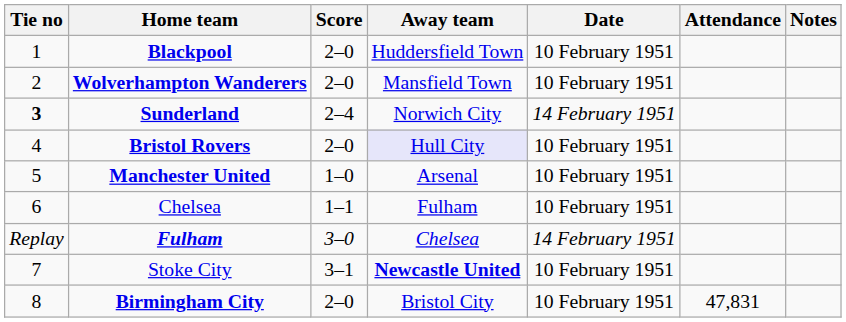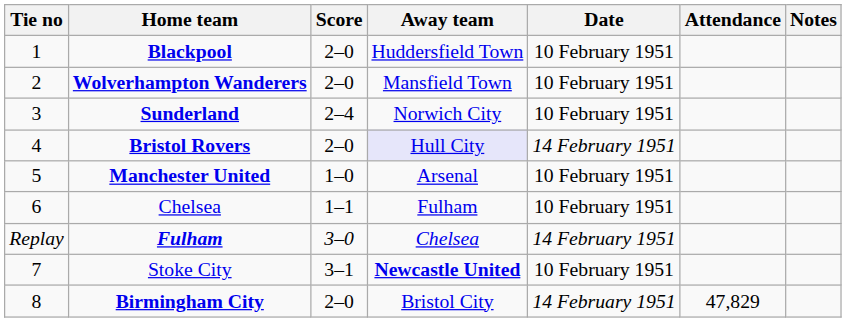(36, 113) bold -> (36, 113) normal
(604, 113) 14 February 1951 -> (604, 113) 10 February 1951
(604, 144) 10 February 1951 -> (604, 144) 14 February 1951
(604, 301) 10 February 1951 -> (604, 301) 14 February 1951
(733, 301) 47,831 -> (733, 301) 47,829
